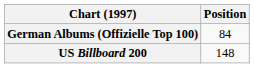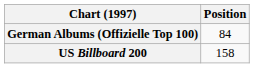(225, 53) 148 -> (225, 53) 158
